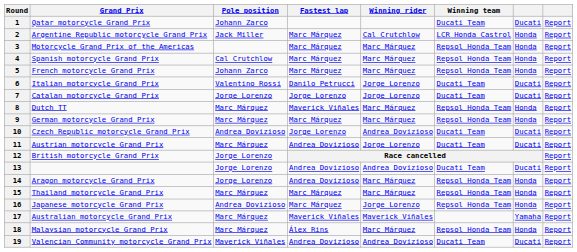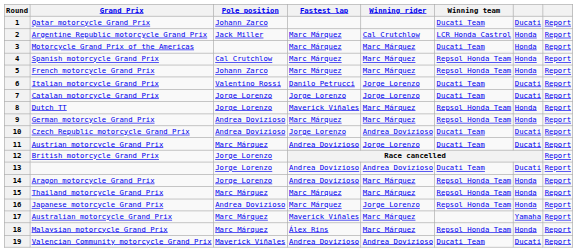(474, 47) Repsol Honda Team -> (461, 47) Ducati Team
(242, 108) Marc Márquez -> (244, 108) Jorge Lorenzo
(242, 120) Marc Márquez -> (250, 120) Andrea Dovizioso
(398, 217) Maverick Viñales -> (389, 217) Marc Márquez
